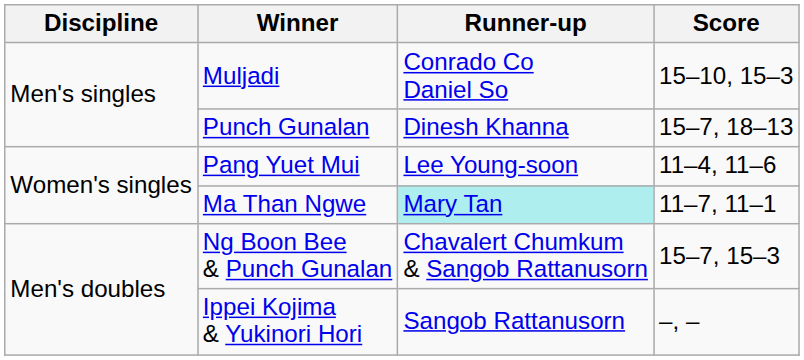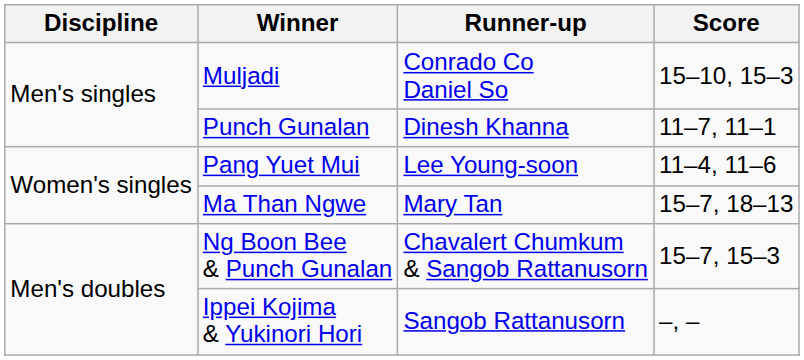(726, 127) 15–7, 18–13 -> (718, 127) 11–7, 11–1
(453, 204) paleturquoise background -> (453, 204) no background
(718, 204) 11–7, 11–1 -> (726, 204) 15–7, 18–13
